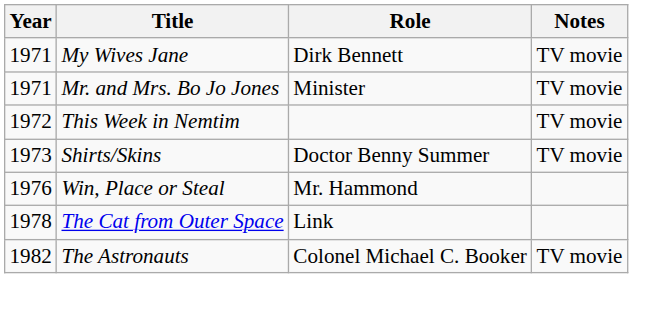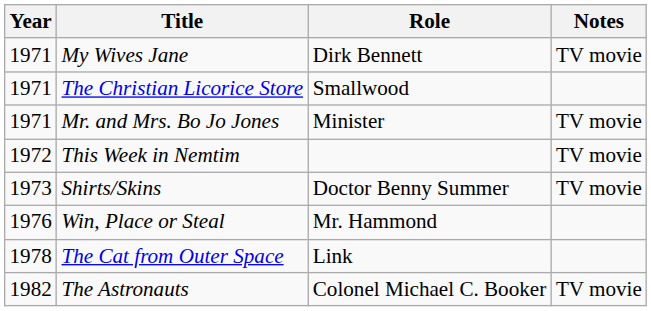+ row: (182, 88)
